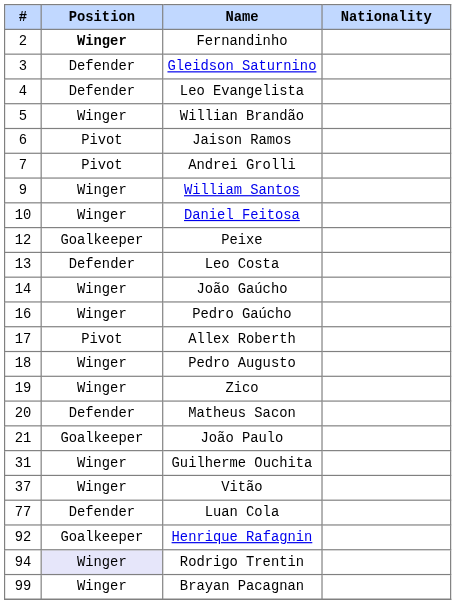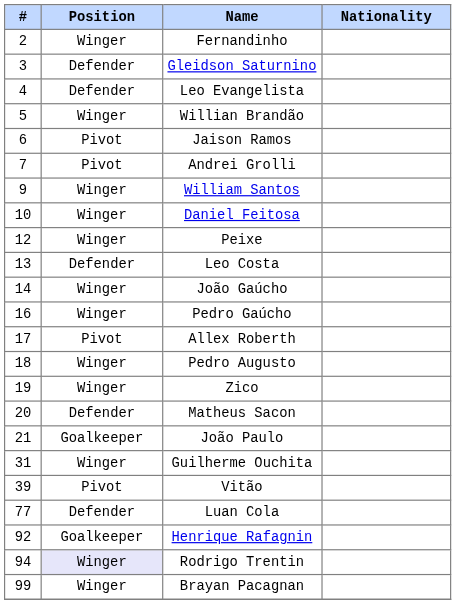(102, 42) bold -> (102, 42) normal
(102, 240) Goalkeeper -> (102, 240) Winger
(23, 488) 37 -> (23, 488) 39
(102, 488) Winger -> (102, 488) Pivot
